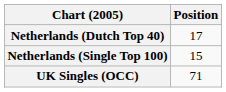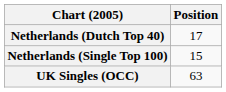(196, 76) 71 -> (196, 76) 63
